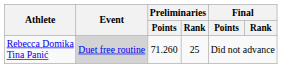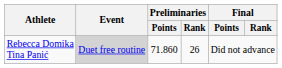(164, 50) 71.260 -> (164, 50) 71.860
(195, 50) 25 -> (195, 50) 26
